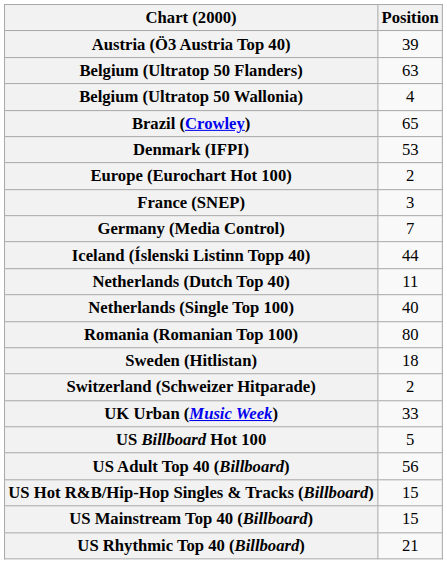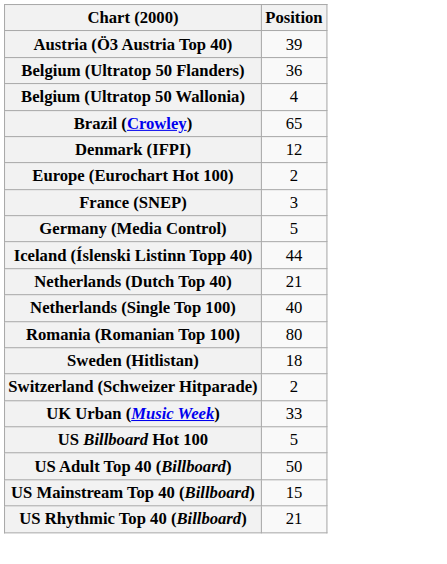(410, 70) 63 -> (294, 70) 36
(410, 149) 53 -> (294, 149) 12
(410, 228) 7 -> (294, 228) 5
(410, 281) 11 -> (294, 281) 21
(410, 466) 56 -> (294, 466) 50
- row: (191, 492)
